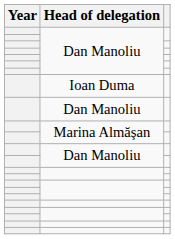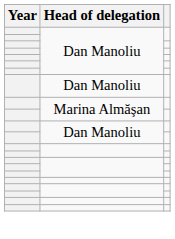- row: (22, 86)
